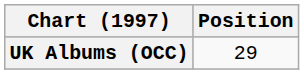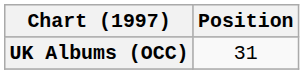(246, 53) 29 -> (246, 53) 31
